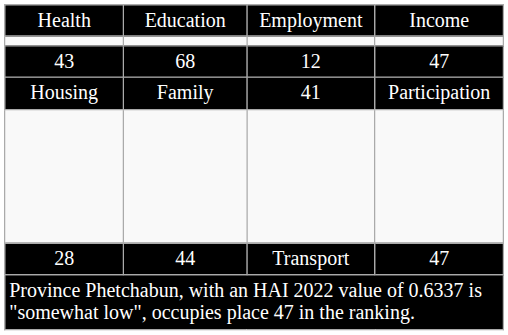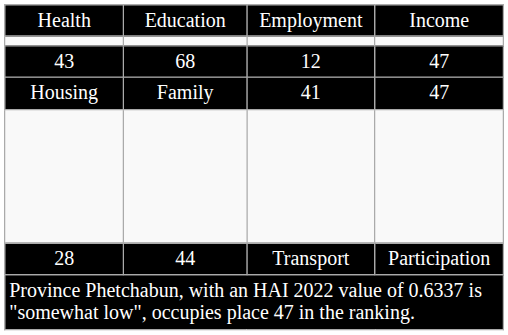(439, 93) Participation -> (439, 93) 47
(439, 258) 47 -> (439, 258) Participation
